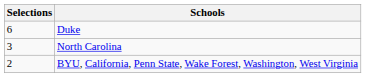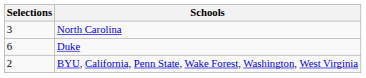rows swapped: (69, 30) <-> (89, 47)
